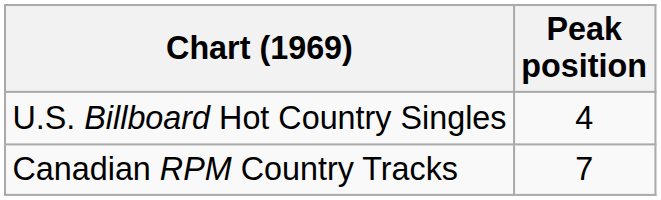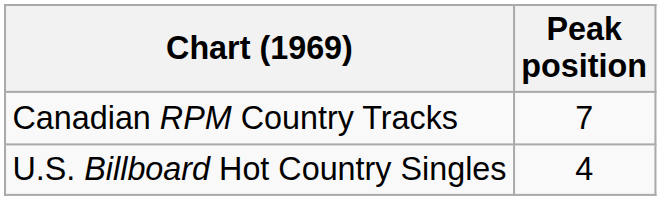rows swapped: (259, 117) <-> (235, 169)
